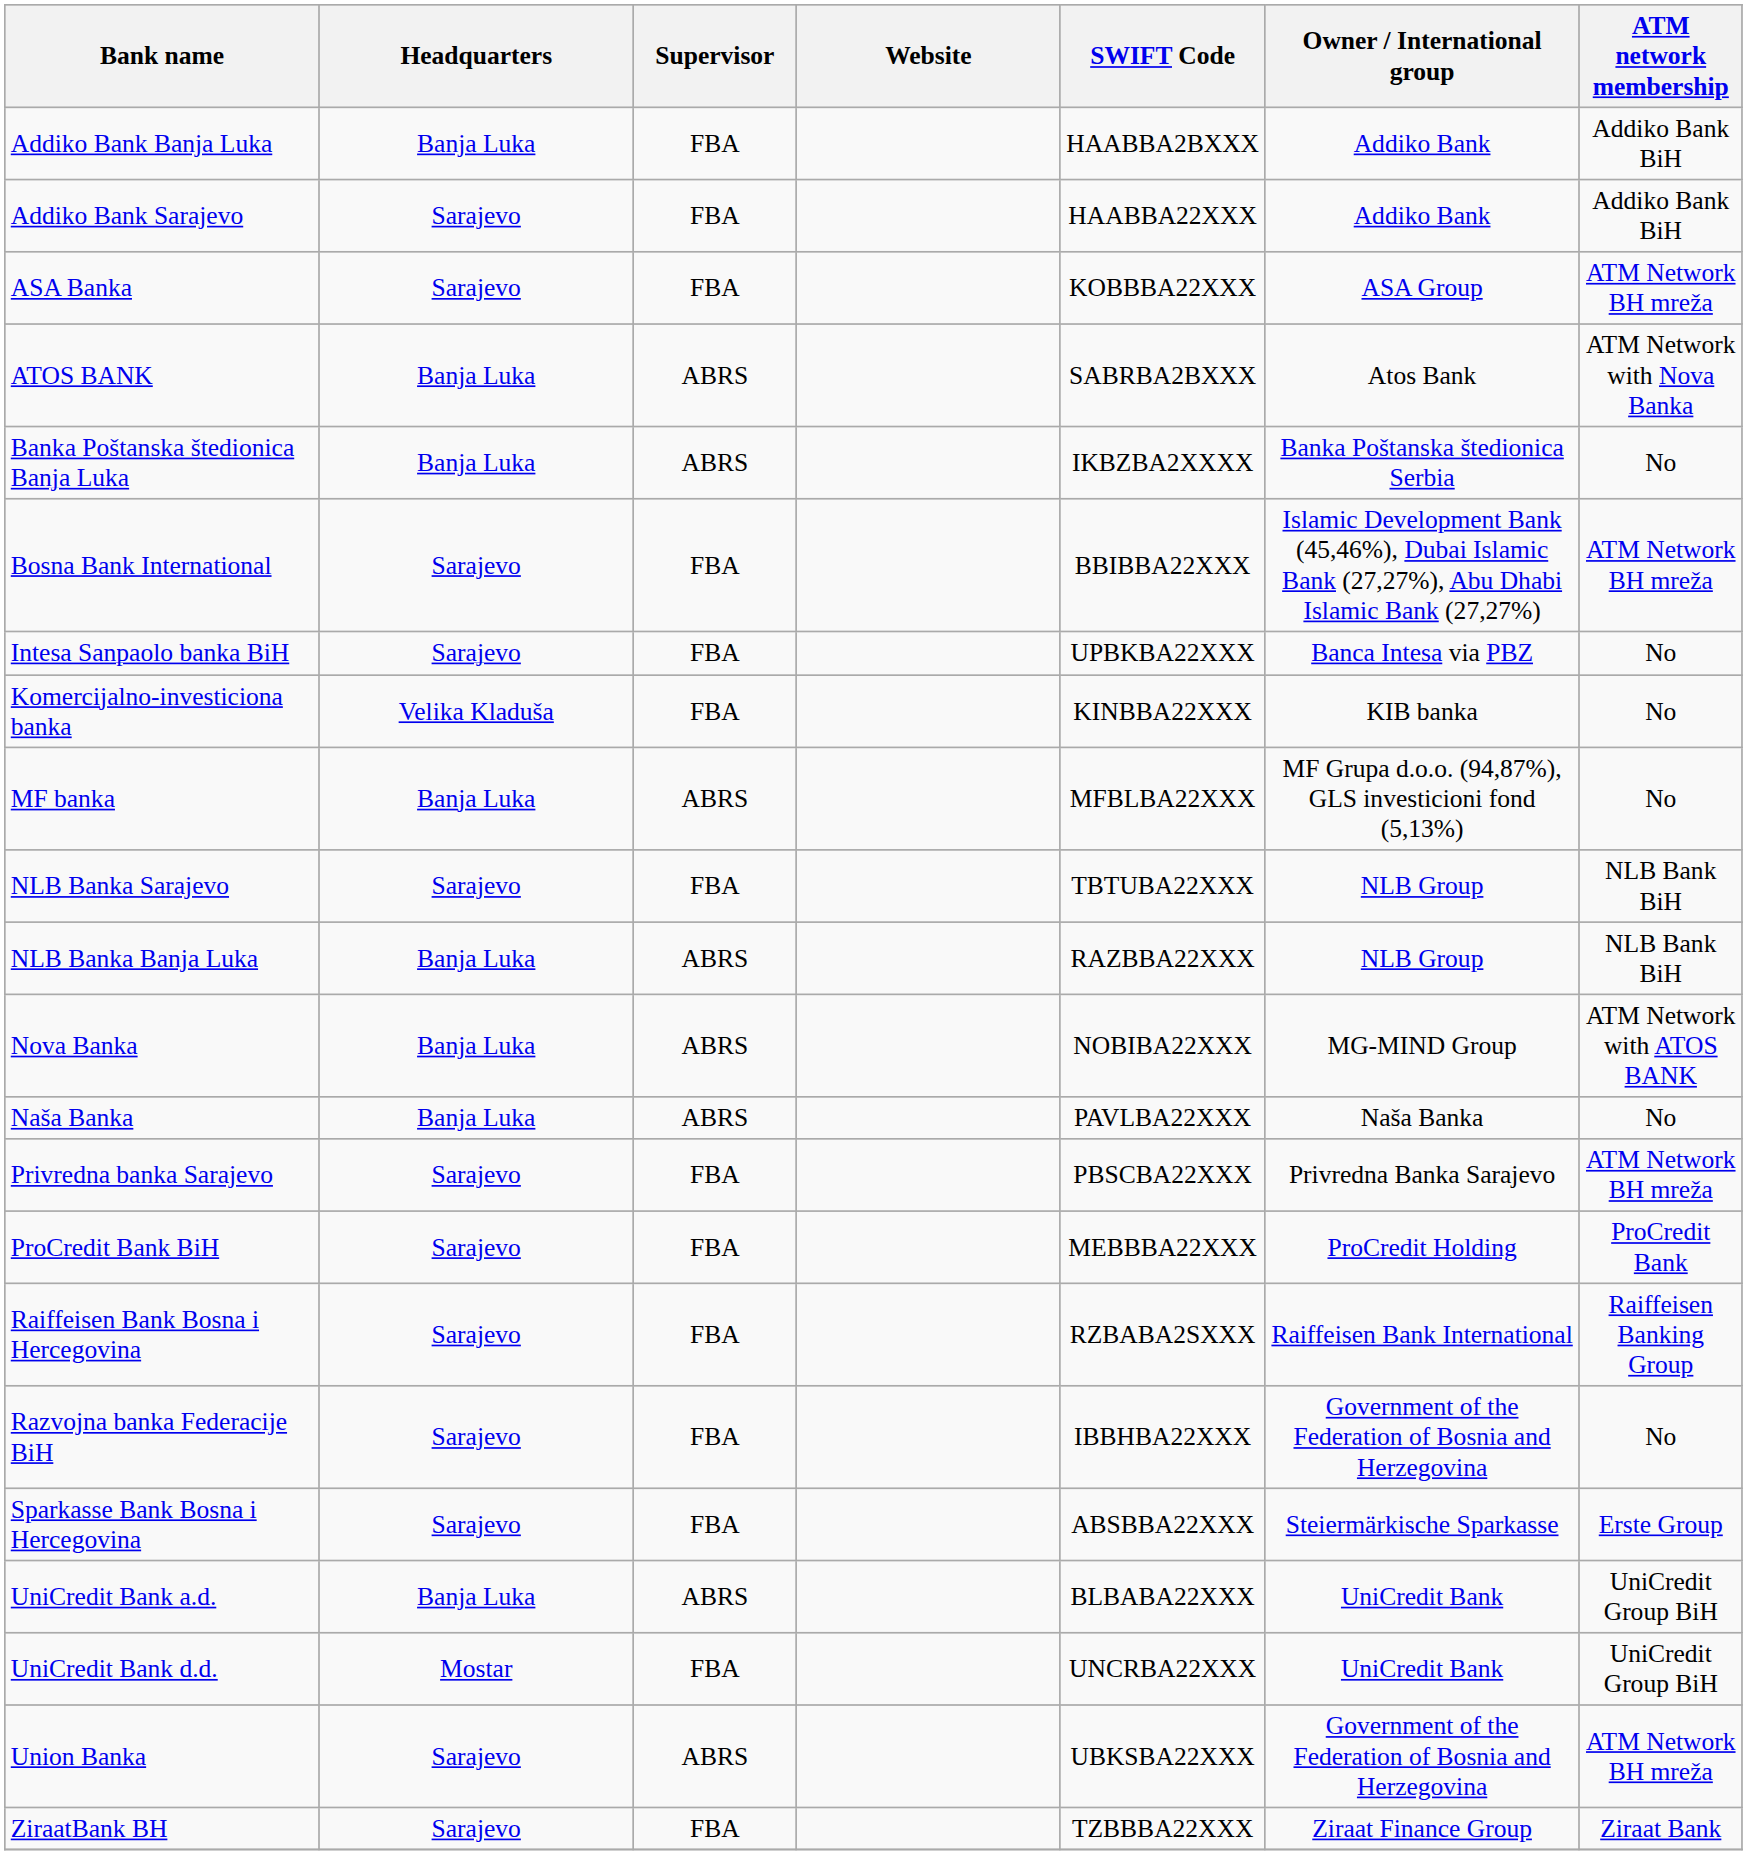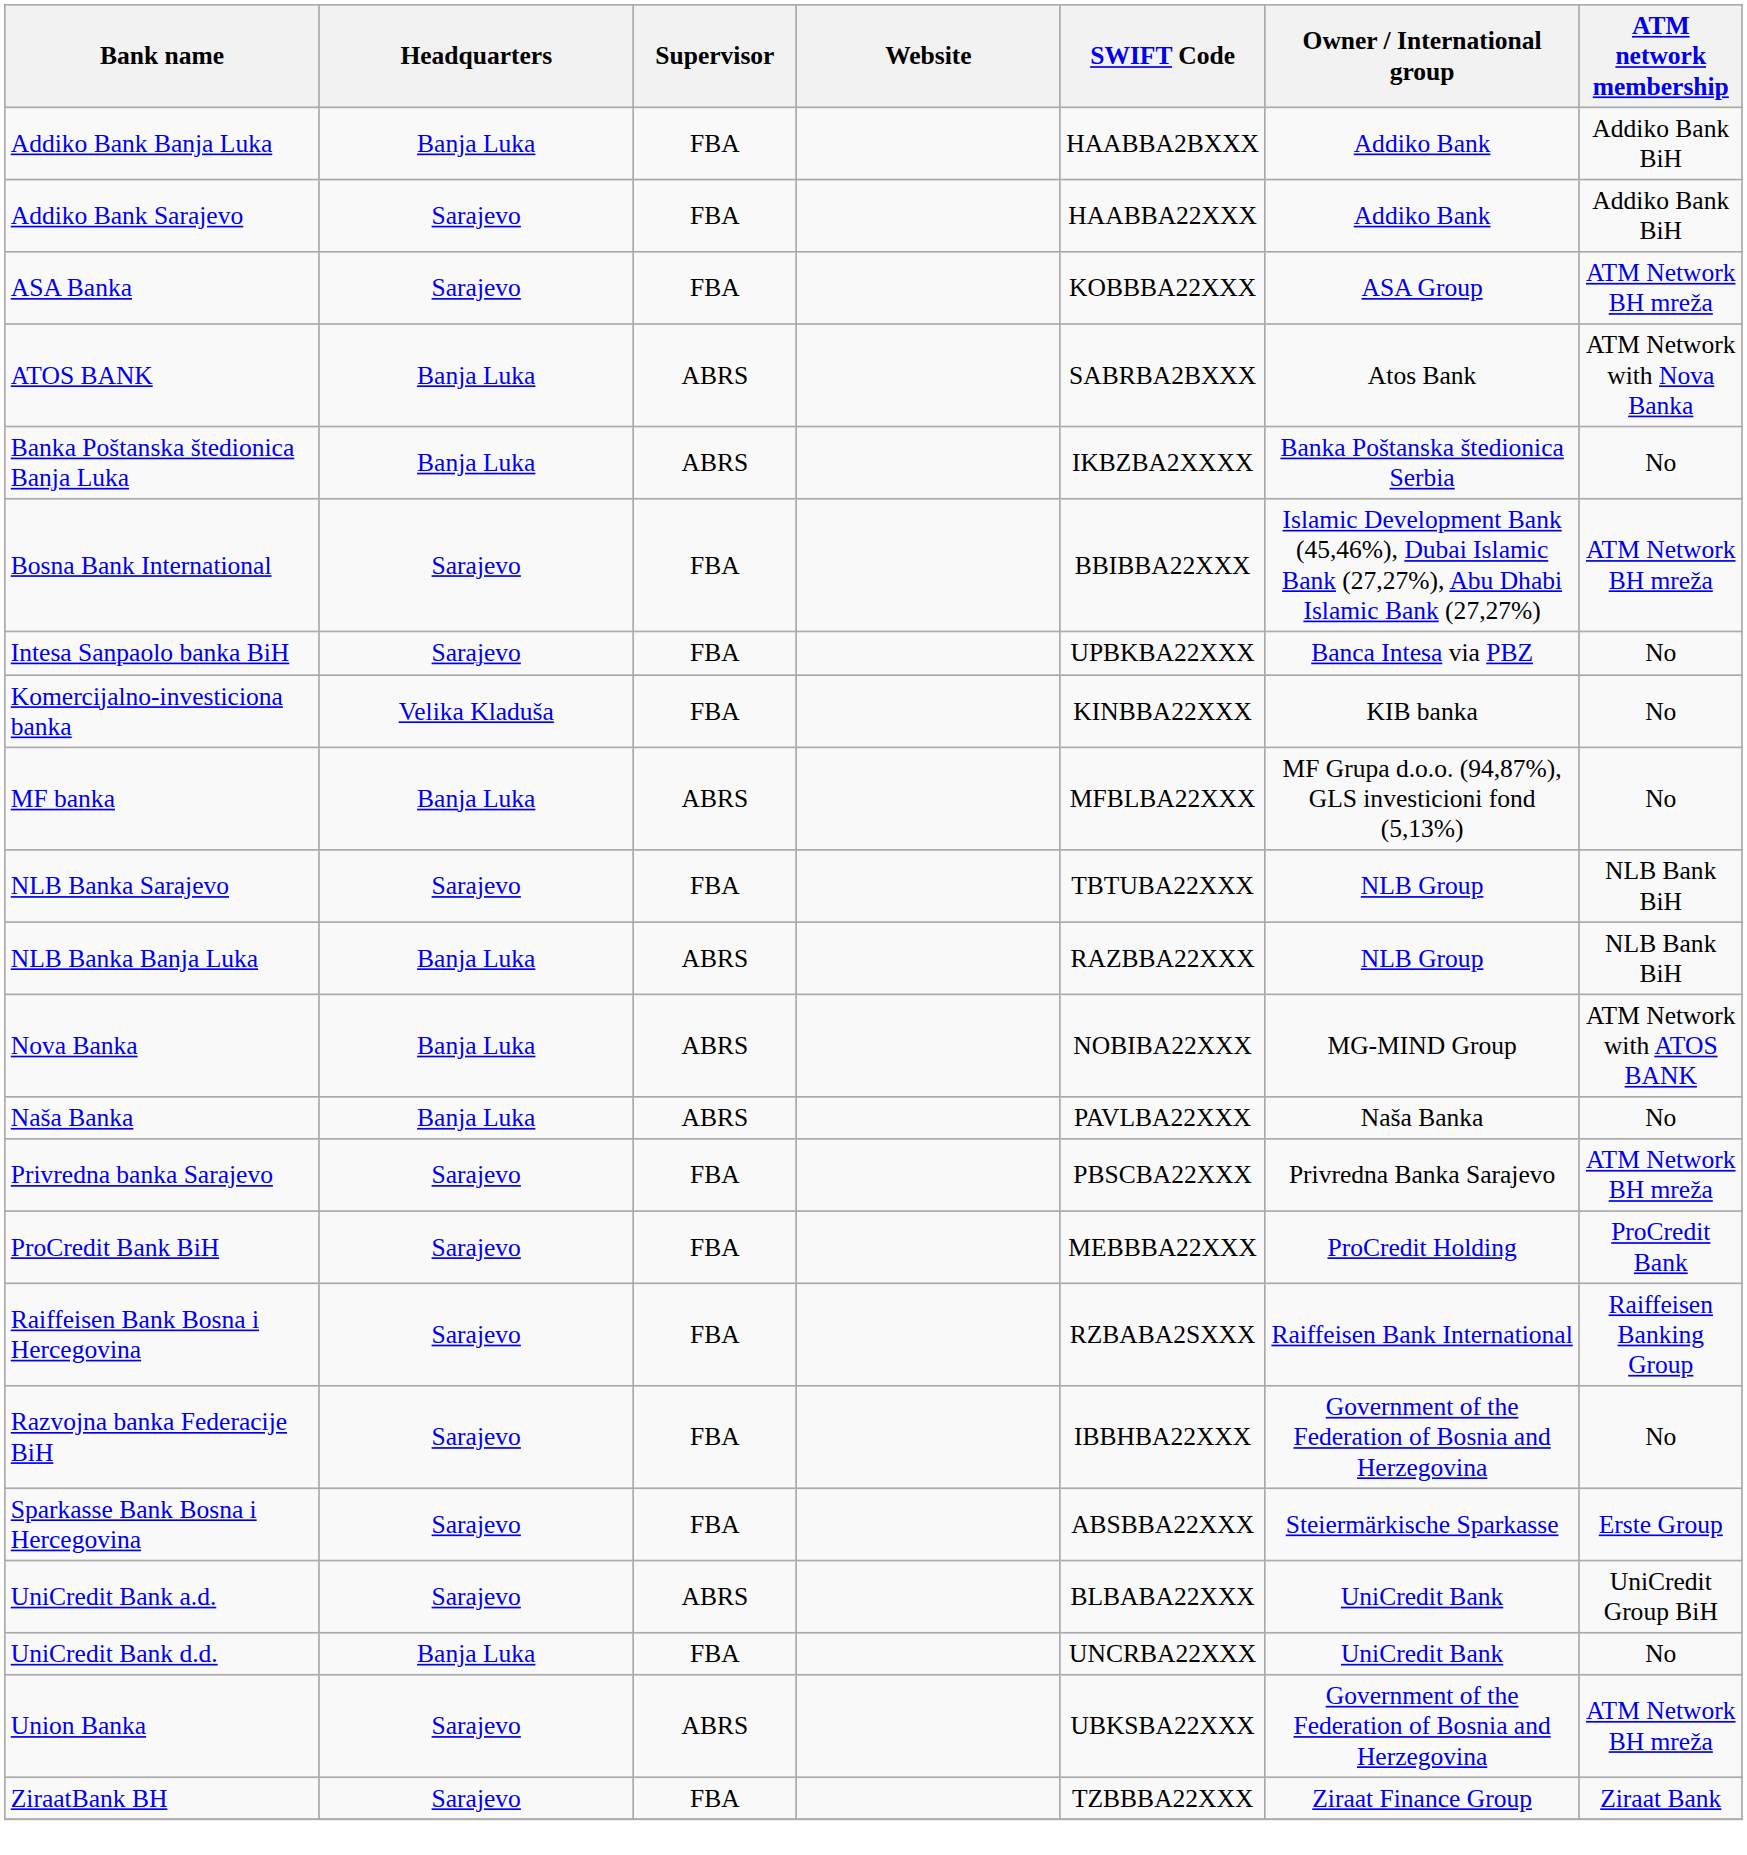(476, 1596) Banja Luka -> (476, 1596) Sarajevo
(476, 1669) Mostar -> (476, 1654) Banja Luka
(1661, 1669) UniCredit Group BiH -> (1661, 1654) No
